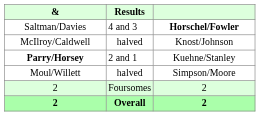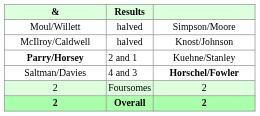rows swapped: (55, 27) <-> (55, 73)
